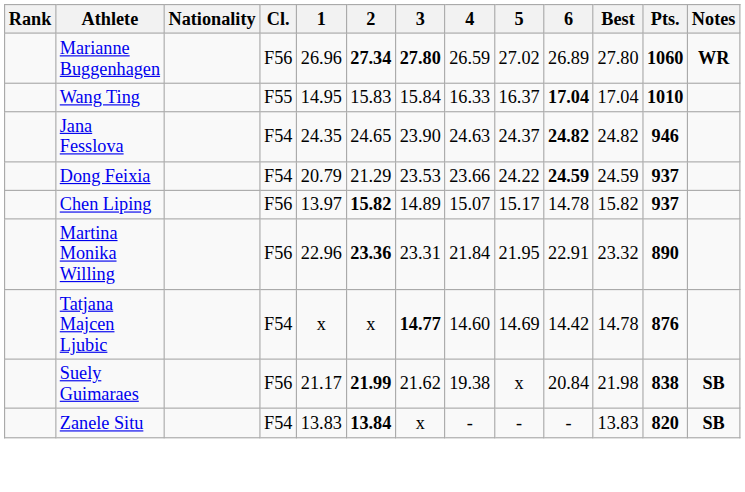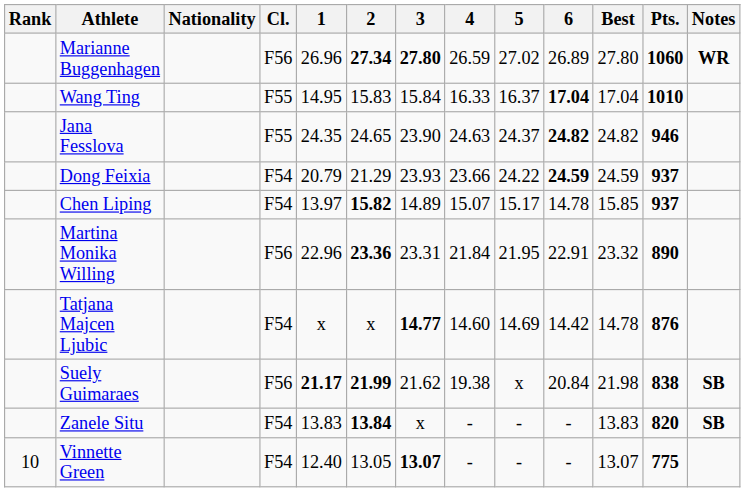(278, 136) F54 -> (278, 136) F55
(420, 175) 23.53 -> (420, 175) 23.93
(278, 204) F56 -> (278, 204) F54
(618, 204) 15.82 -> (618, 204) 15.85
(321, 383) normal -> (321, 383) bold
+ row: (91, 462)
